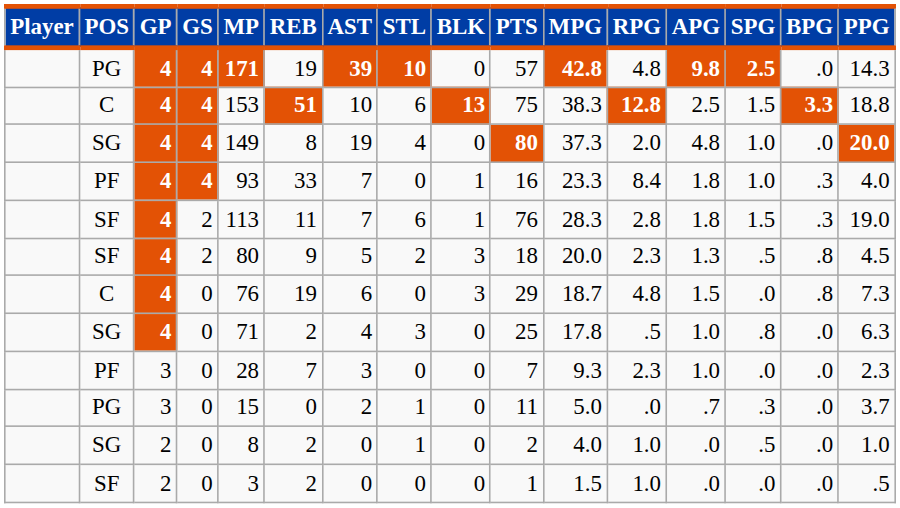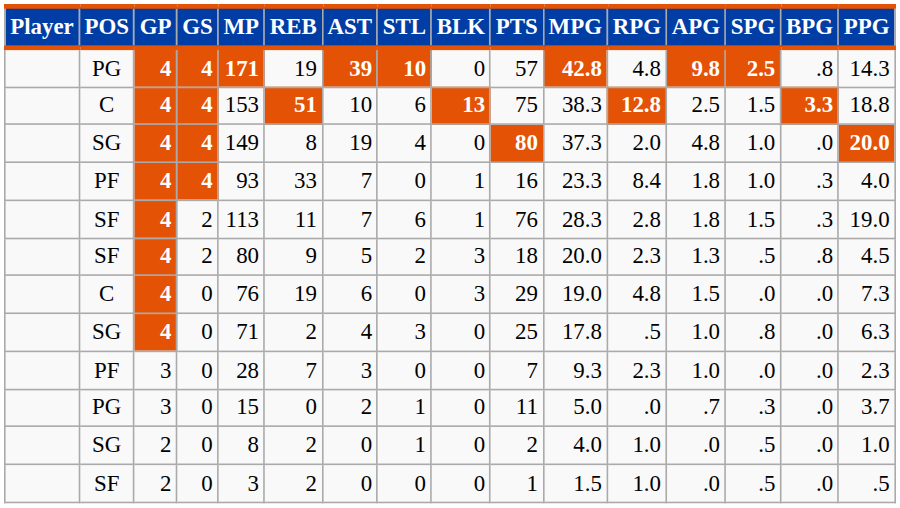(825, 67) .0 -> (825, 67) .8
(582, 294) 18.7 -> (582, 294) 19.0
(825, 294) .8 -> (825, 294) .0
(767, 483) .0 -> (767, 483) .5
